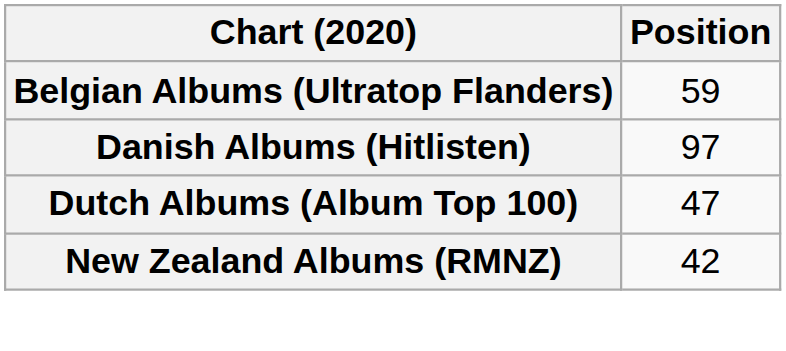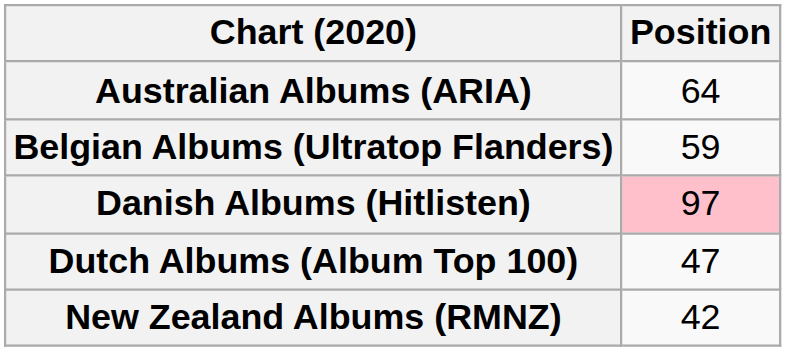+ row: (313, 89)
(701, 146) no background -> (701, 203) pink background
